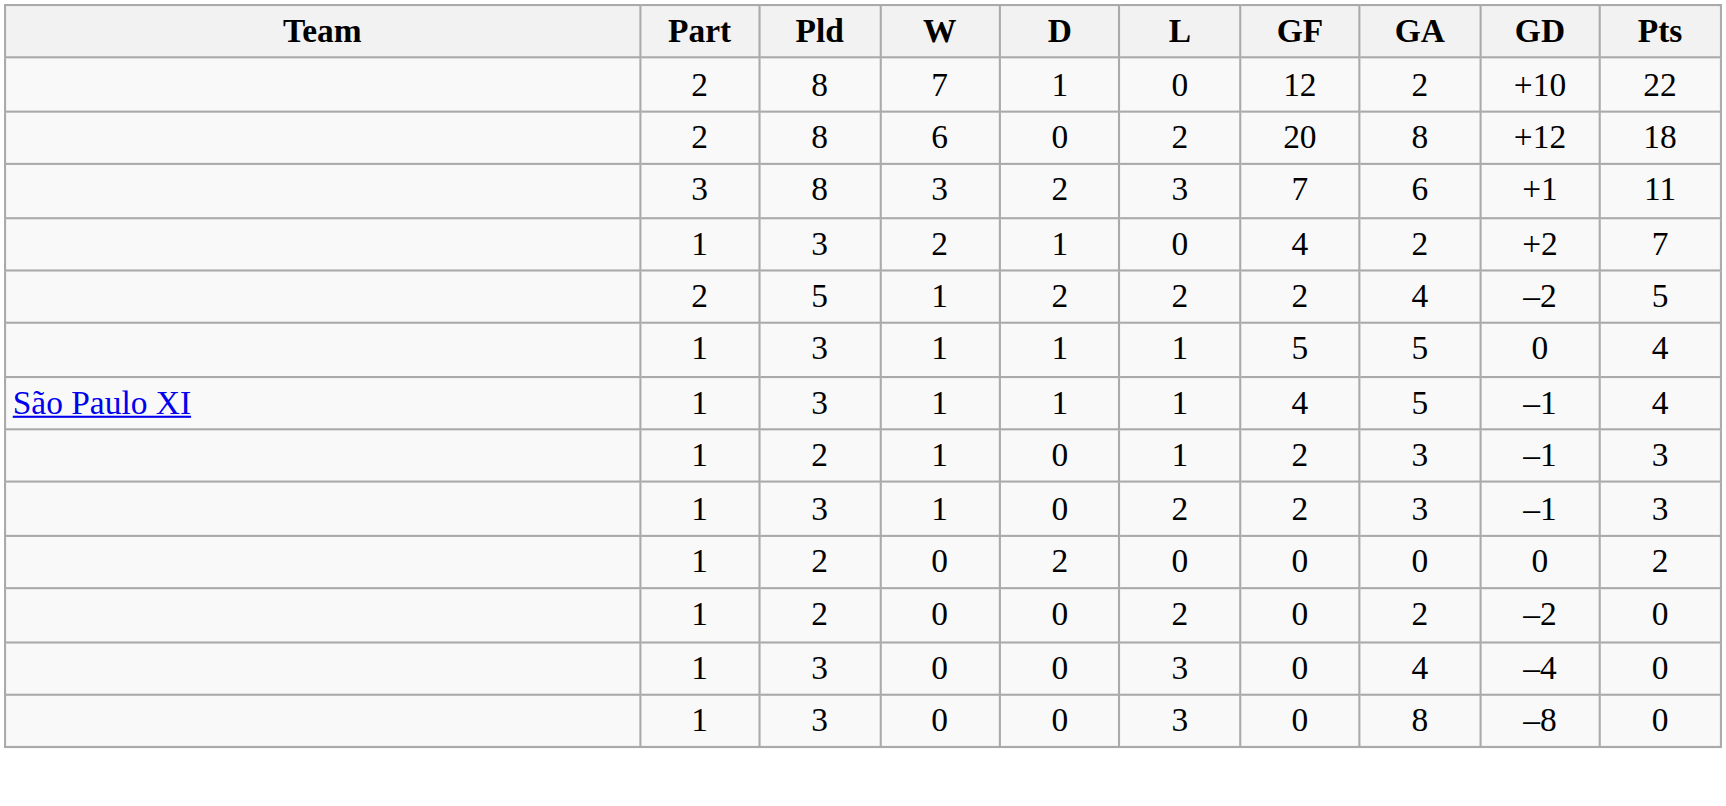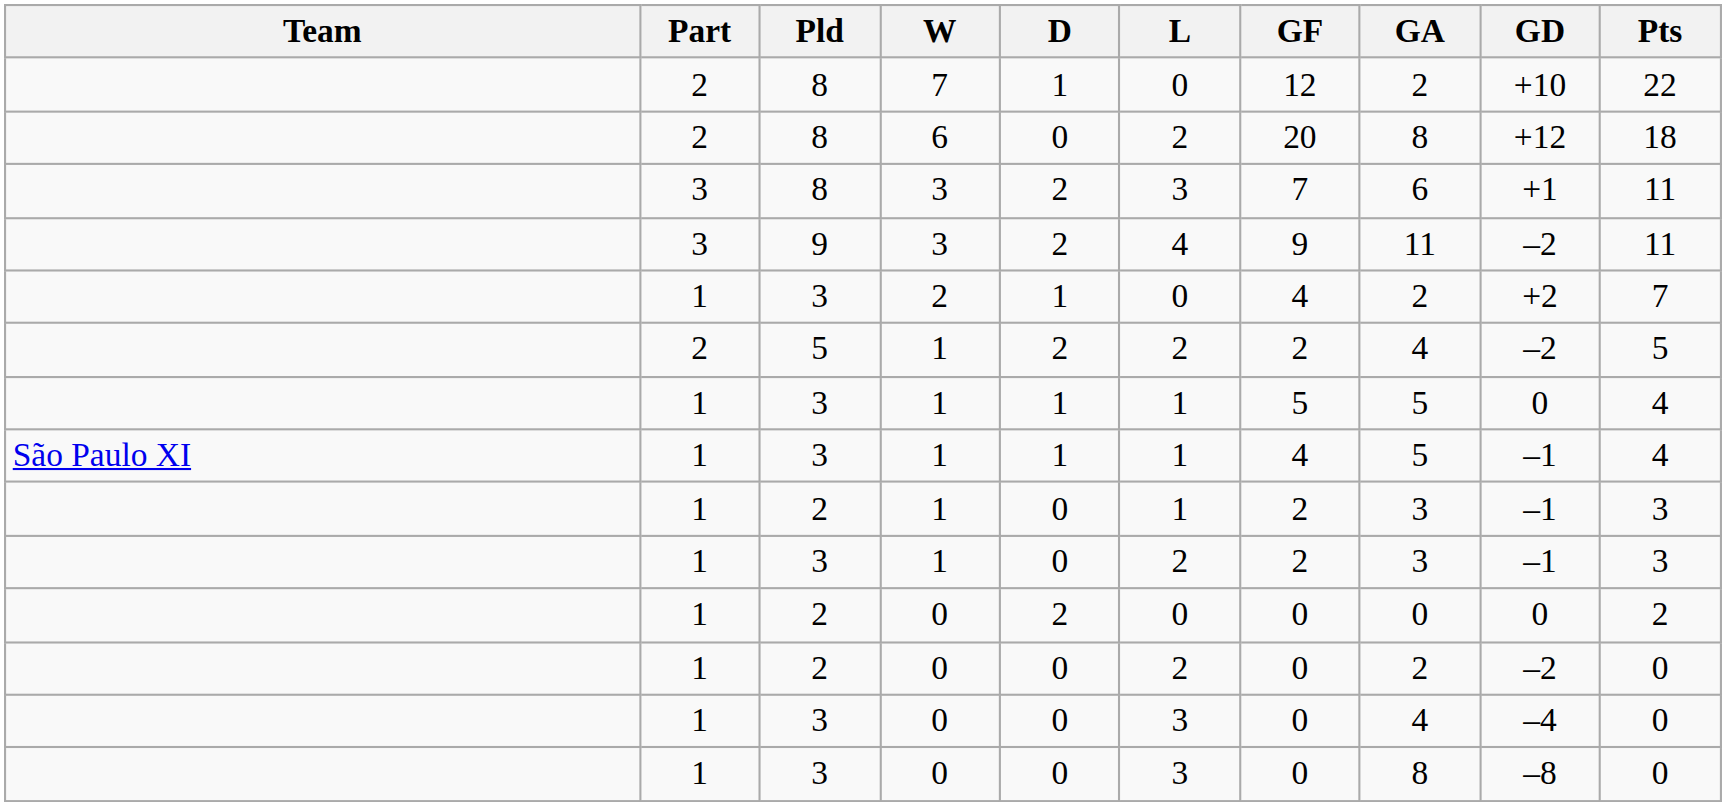+ row: (820, 243)
